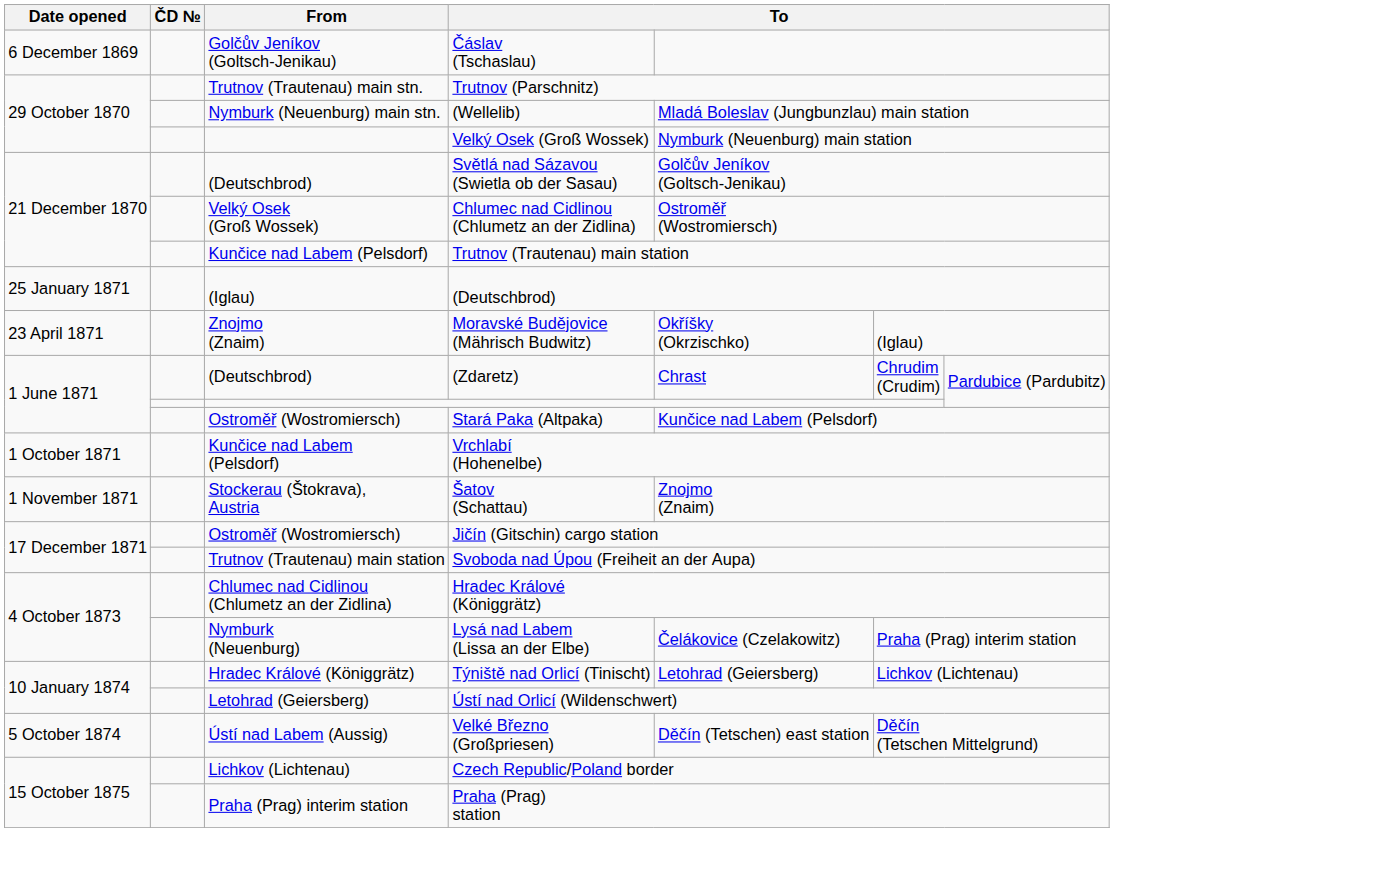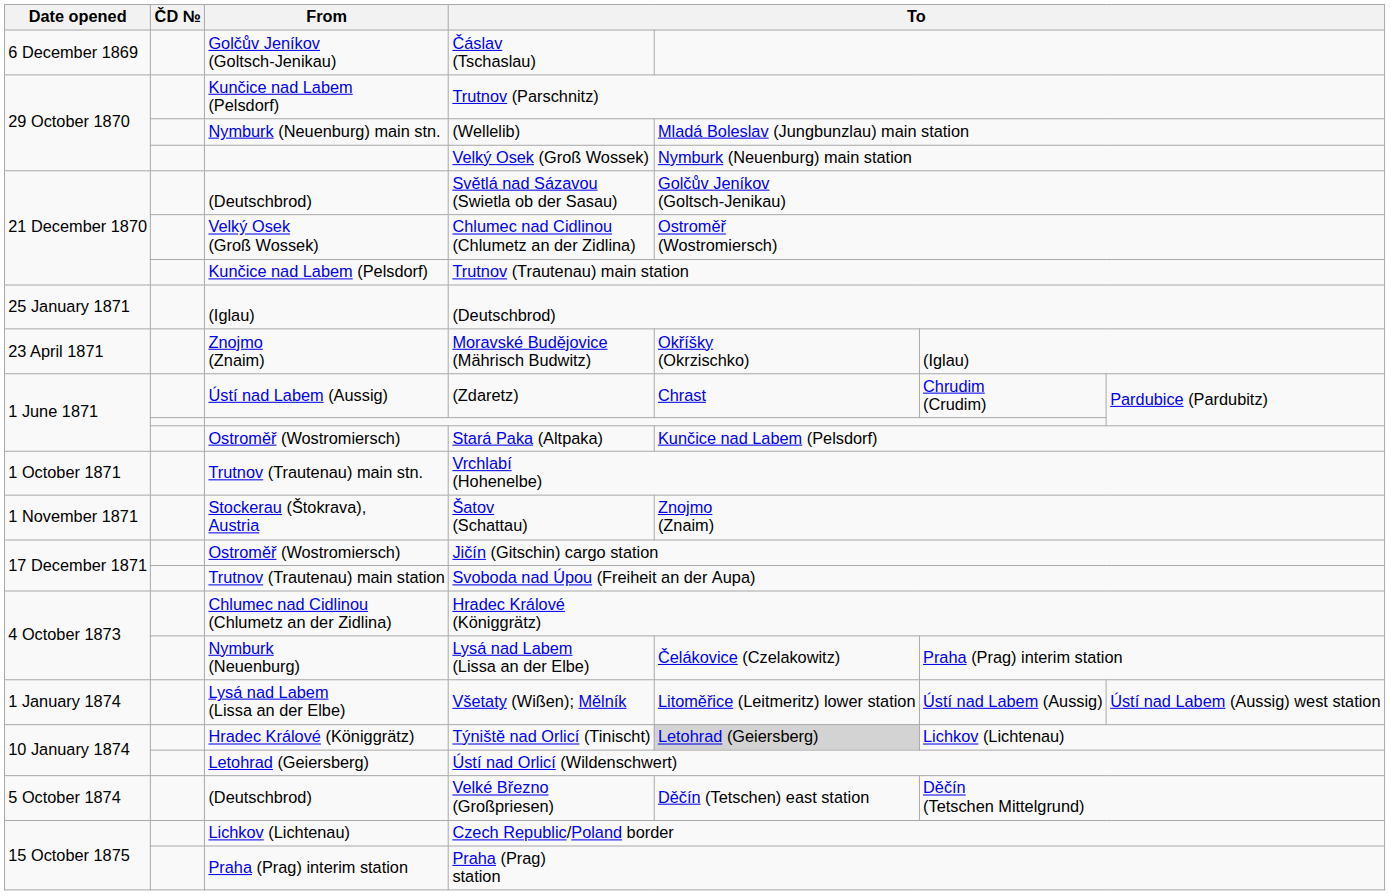(316, 87) Trutnov (Trautenau) main stn. -> (281, 96) Kunčice nad Labem (Pelsdorf)
(260, 377) (Deutschbrod) -> (298, 395) Ústí nad Labem (Aussig)
(281, 454) Kunčice nad Labem (Pelsdorf) -> (316, 473) Trutnov (Trautenau) main stn.
+ row: (539, 701)
(738, 674) no background -> (738, 737) lightgrey background
(298, 735) Ústí nad Labem (Aussig) -> (260, 797) (Deutschbrod)
